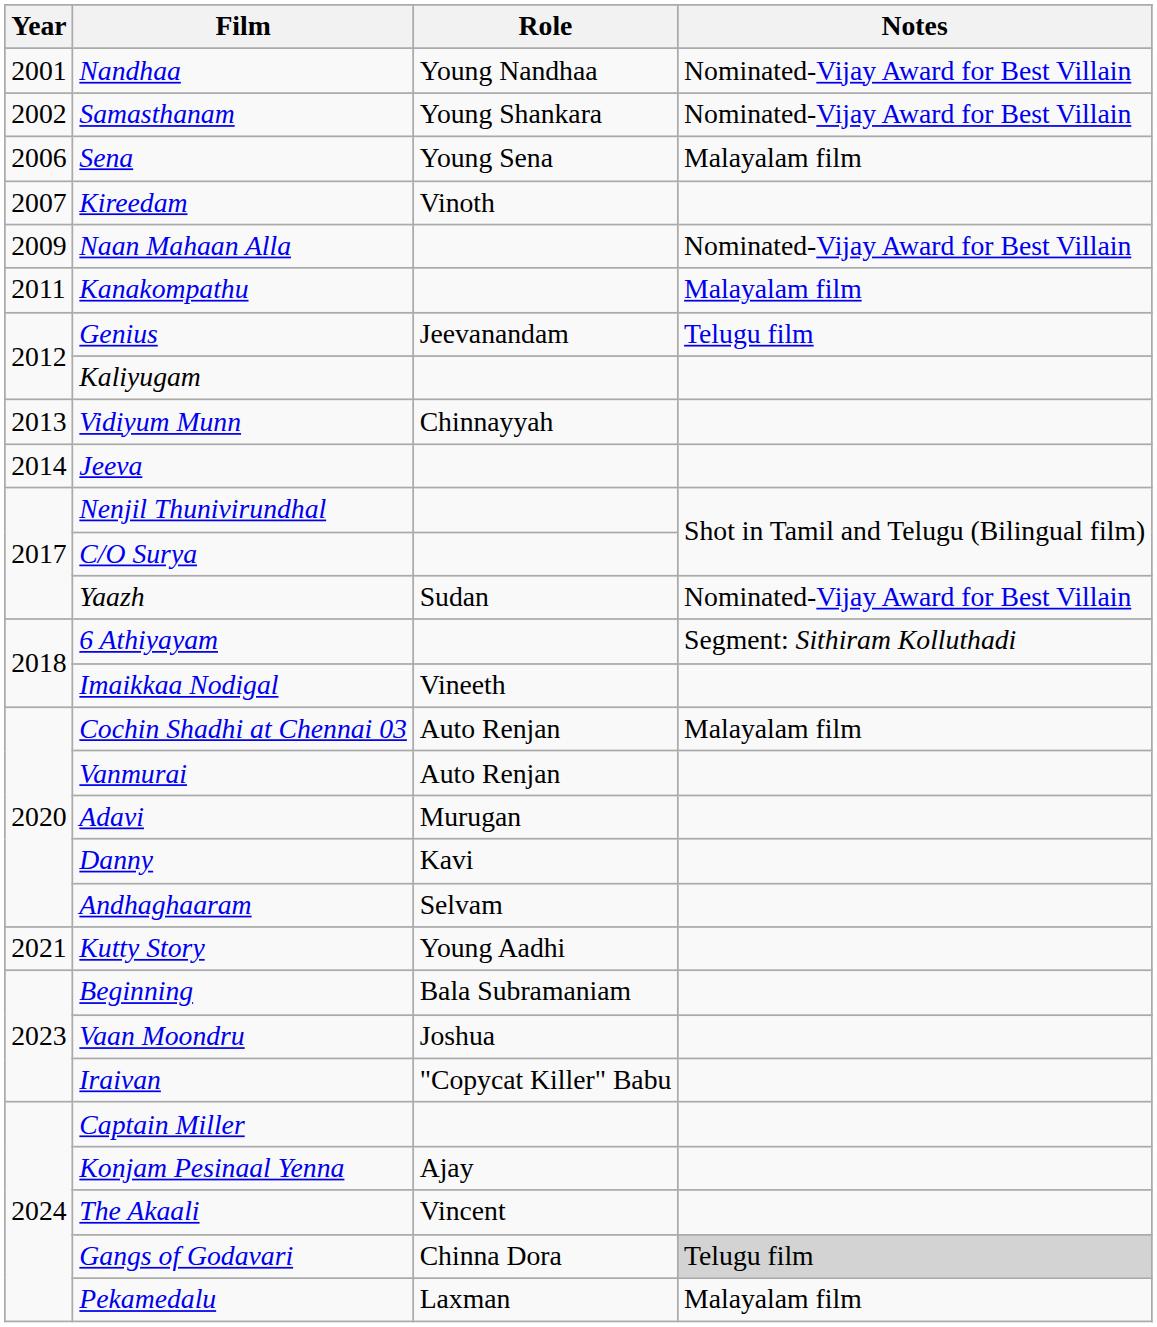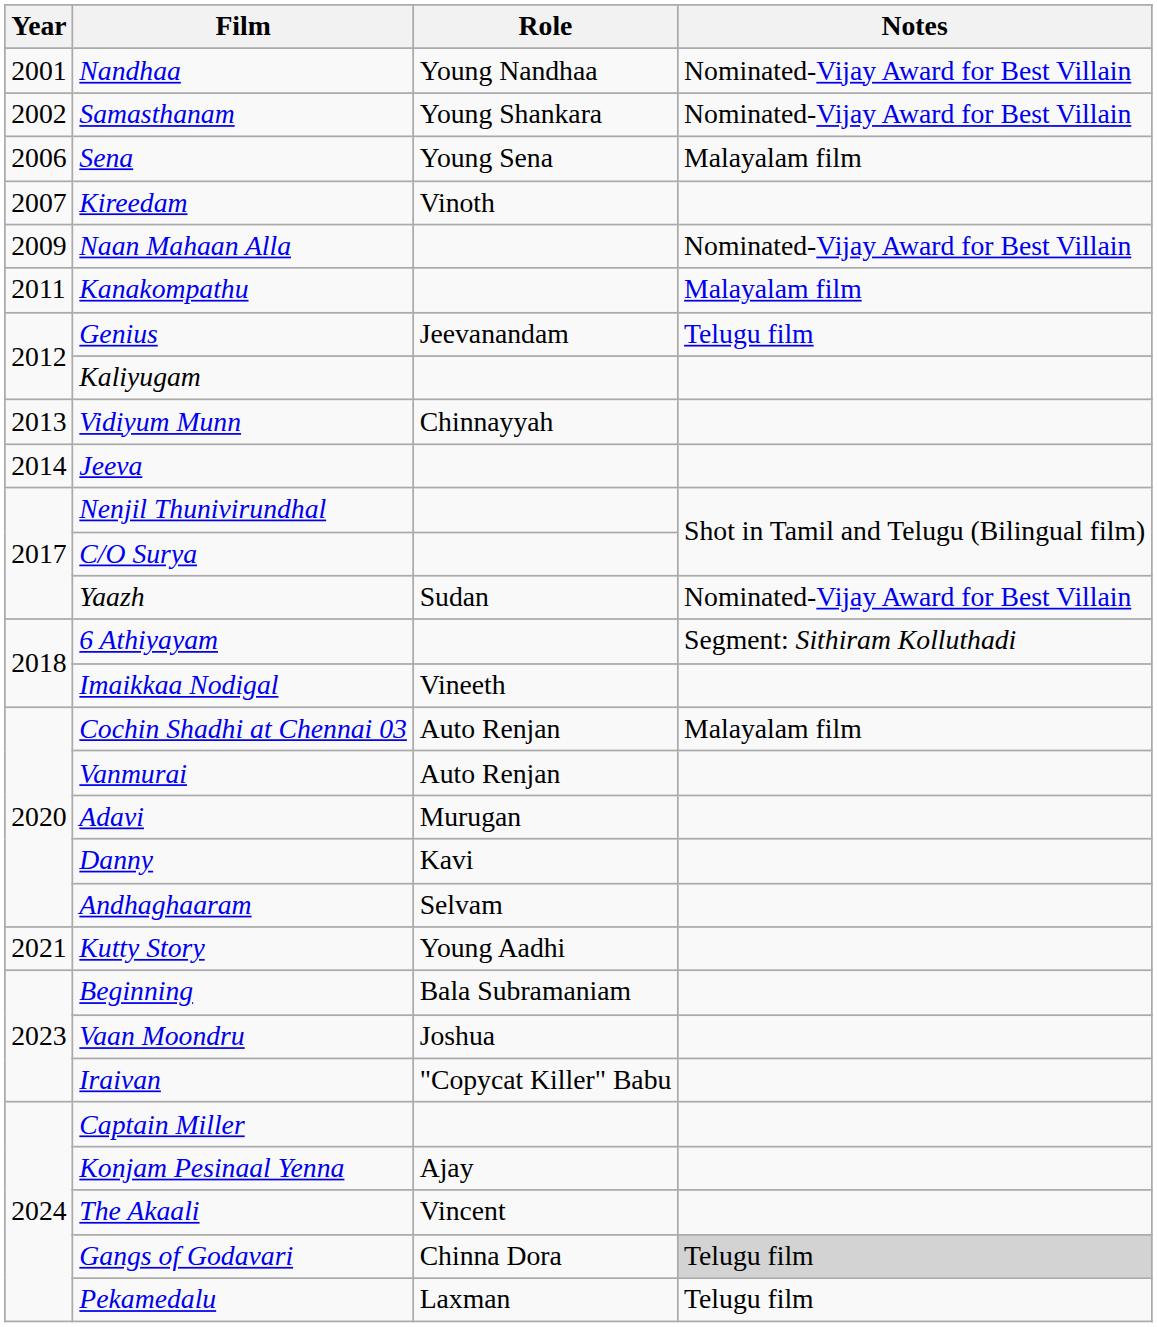(773, 1299) Malayalam film -> (749, 1299) Telugu film
